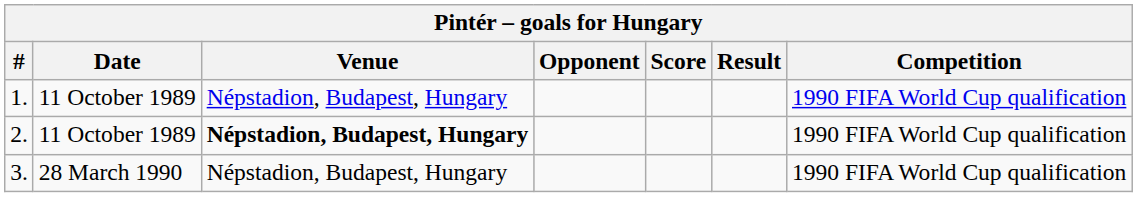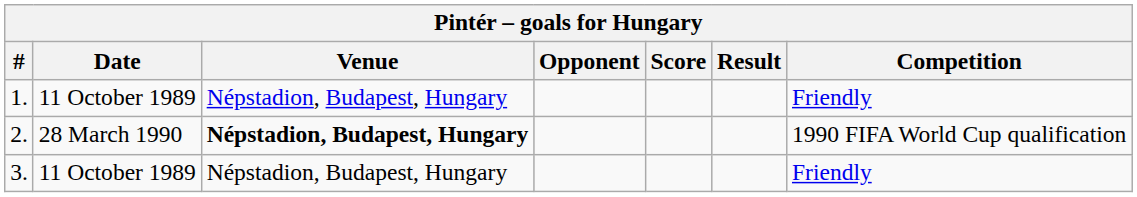(959, 97) 1990 FIFA World Cup qualification -> (832, 97) Friendly
(117, 135) 11 October 1989 -> (110, 135) 28 March 1990
(110, 172) 28 March 1990 -> (117, 172) 11 October 1989
(959, 172) 1990 FIFA World Cup qualification -> (832, 172) Friendly
